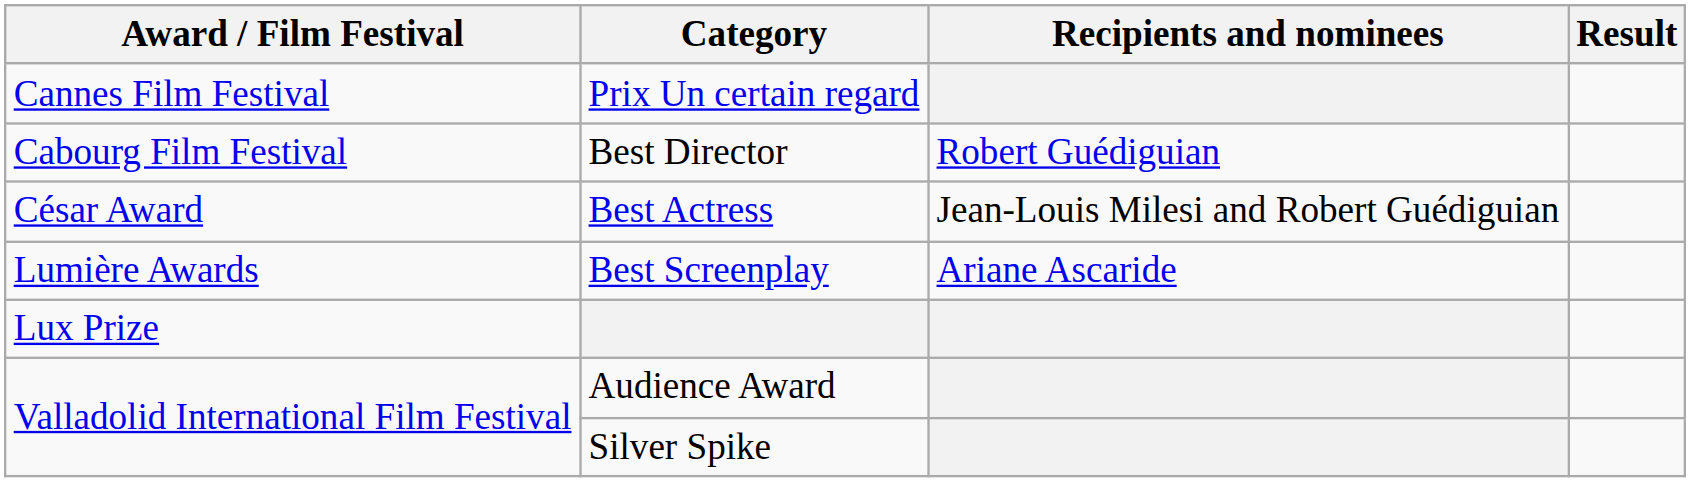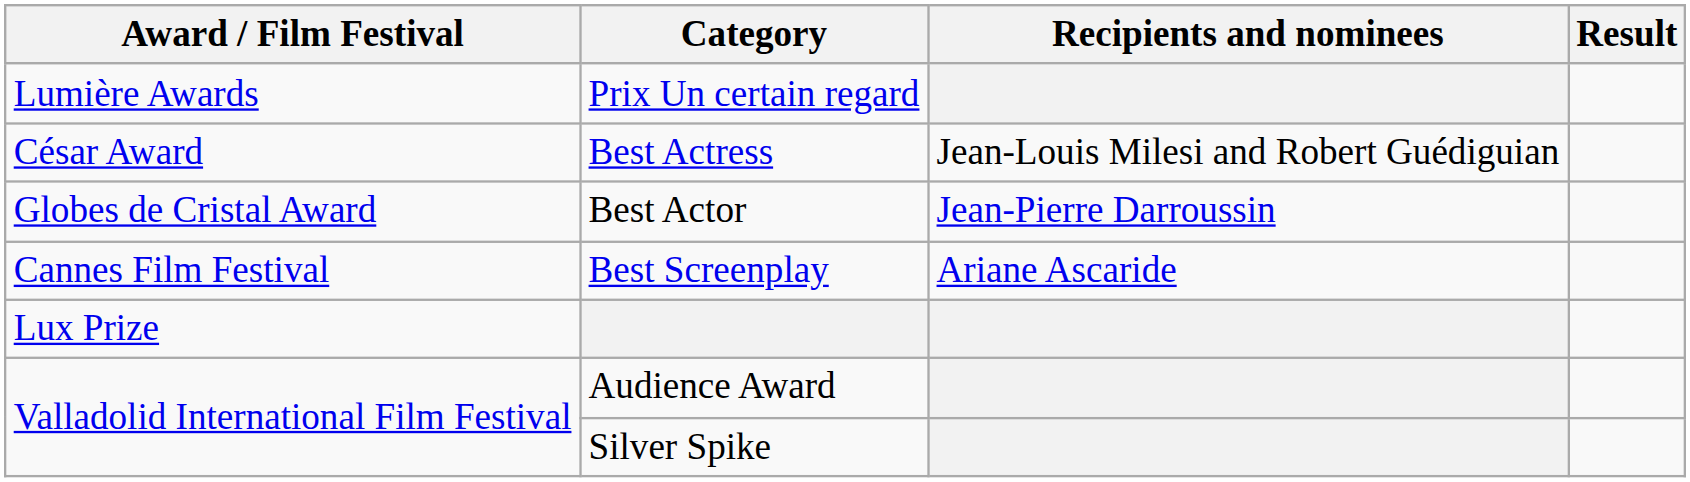(171, 92) Cannes Film Festival -> (136, 92) Lumière Awards
- row: (688, 151)
+ row: (667, 210)
(136, 269) Lumière Awards -> (171, 269) Cannes Film Festival
